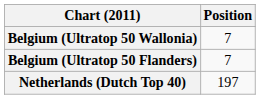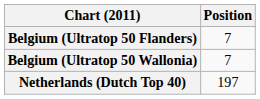rows swapped: (102, 60) <-> (102, 37)
